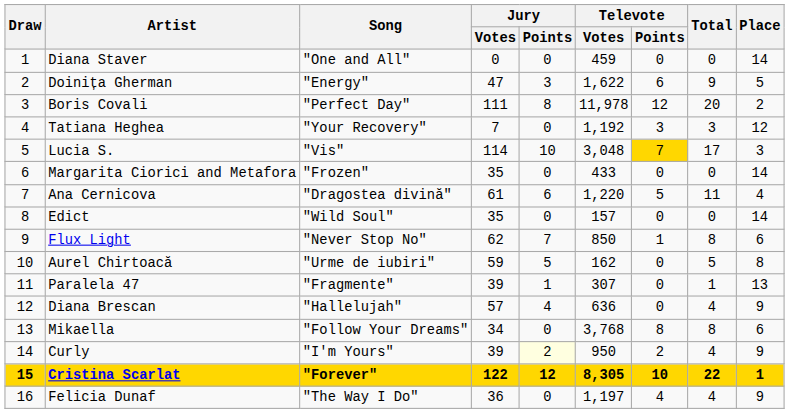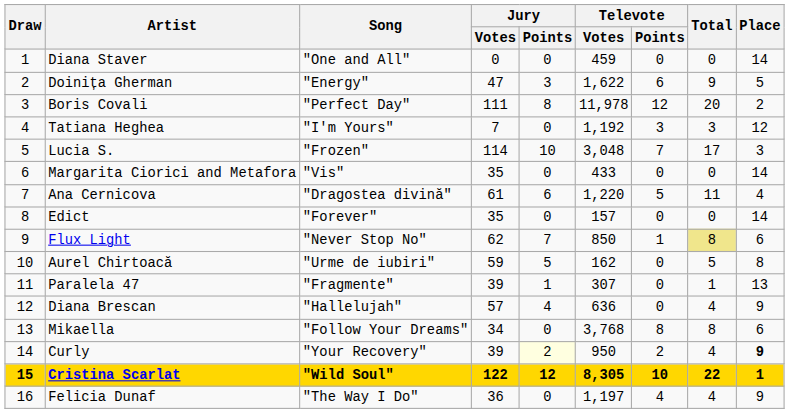(365, 128) "Your Recovery" -> (348, 128) "I'm Yours"
(324, 151) "Vis" -> (336, 151) "Frozen"
(660, 151) gold background -> (660, 151) no background
(336, 173) "Frozen" -> (324, 173) "Vis"
(348, 218) "Wild Soul" -> (340, 218) "Forever"
(712, 240) no background -> (712, 240) khaki background
(348, 353) "I'm Yours" -> (365, 353) "Your Recovery"
(760, 353) normal -> (760, 353) bold
(340, 375) "Forever" -> (348, 375) "Wild Soul"
